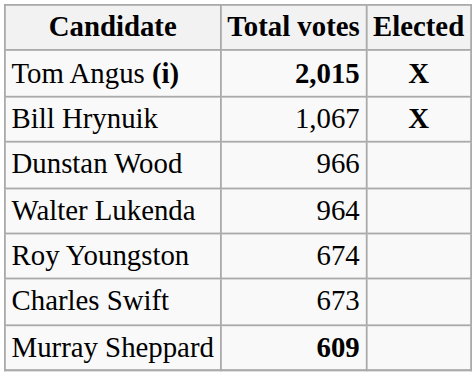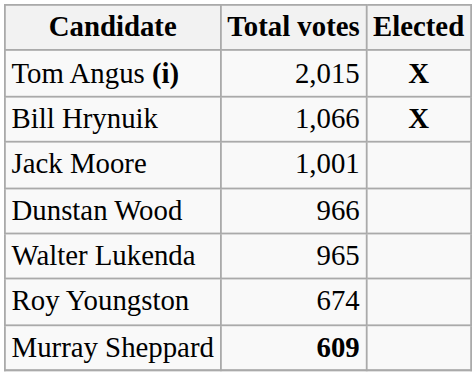(327, 73) bold -> (327, 73) normal
(327, 118) 1,067 -> (327, 118) 1,066
+ row: (79, 164)
(338, 210) 964 -> (338, 255) 965
- row: (90, 301)
